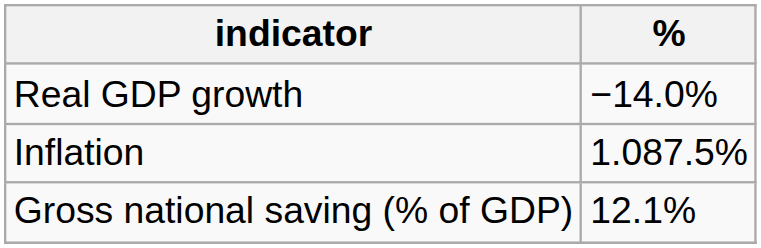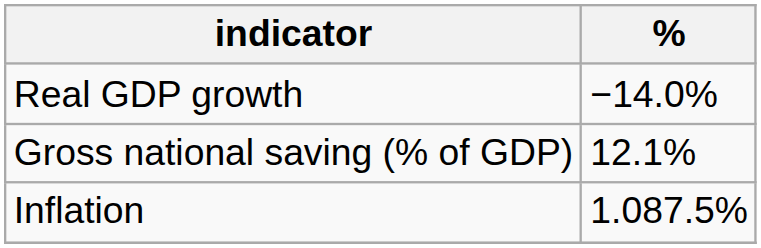rows swapped: (79, 152) <-> (293, 211)
